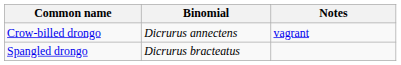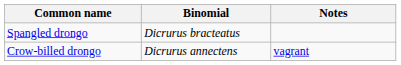rows swapped: (54, 32) <-> (47, 51)
